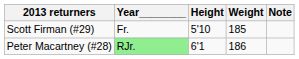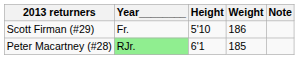(237, 29) 185 -> (237, 29) 186
(237, 46) 186 -> (237, 46) 185
